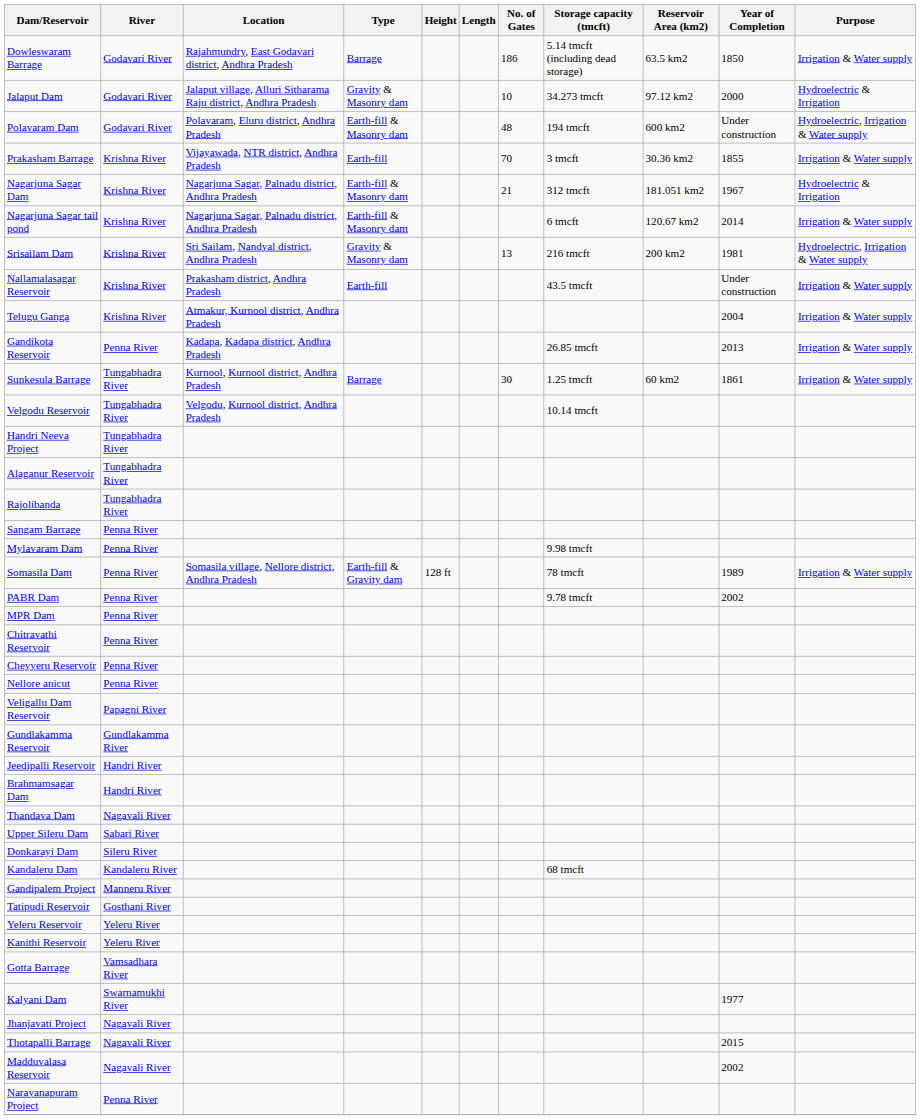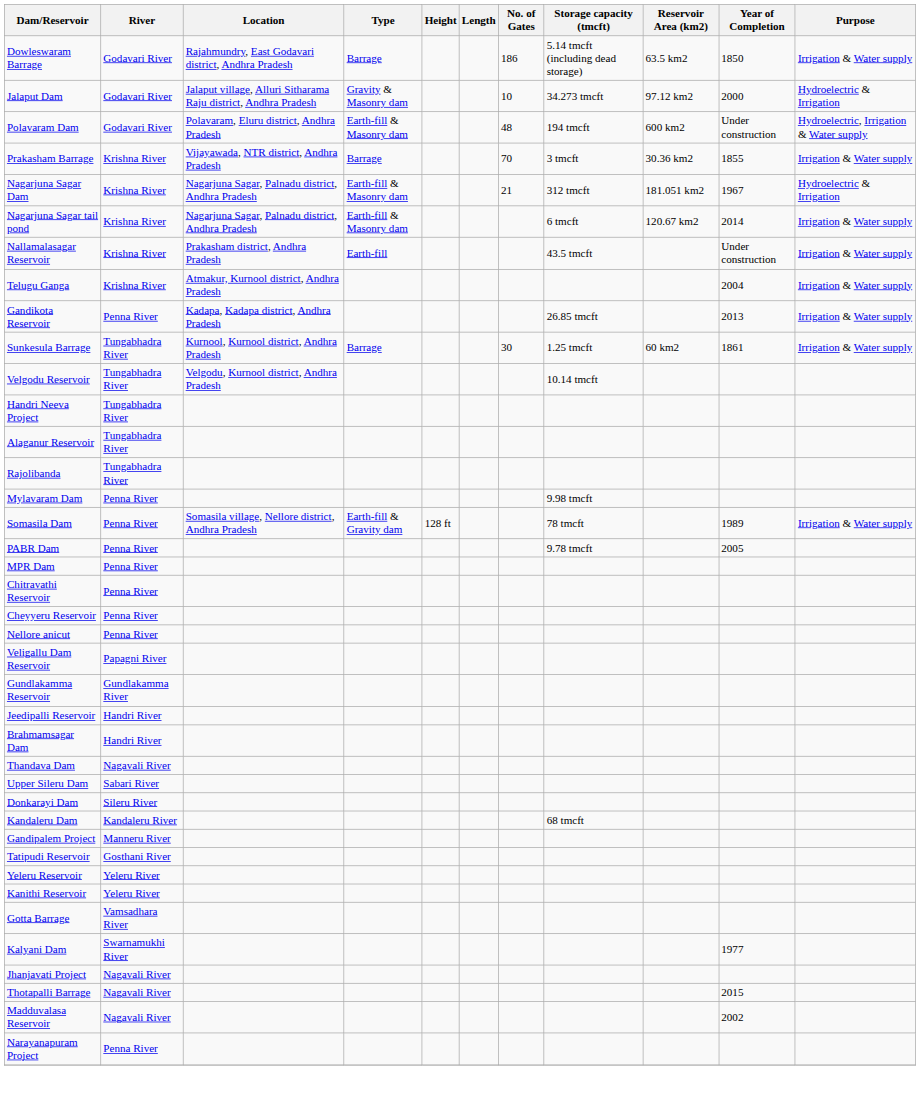(367, 159) Earth-fill -> (364, 159) Barrage
- row: (40, 253)
- row: (44, 529)
(732, 597) 2002 -> (732, 548) 2005
